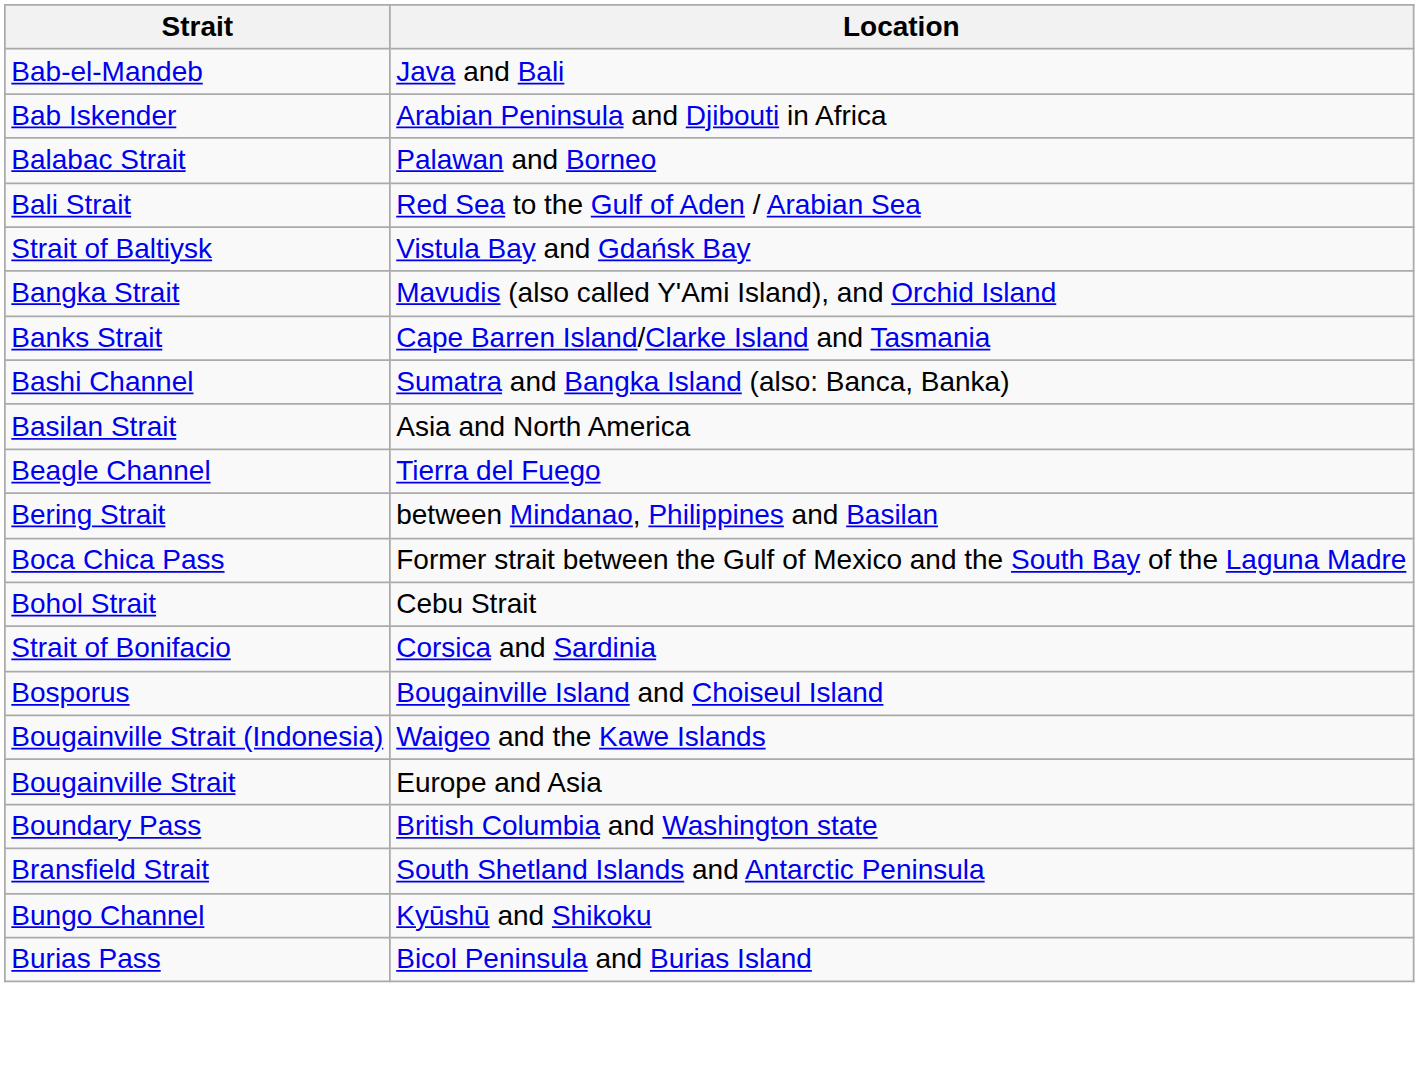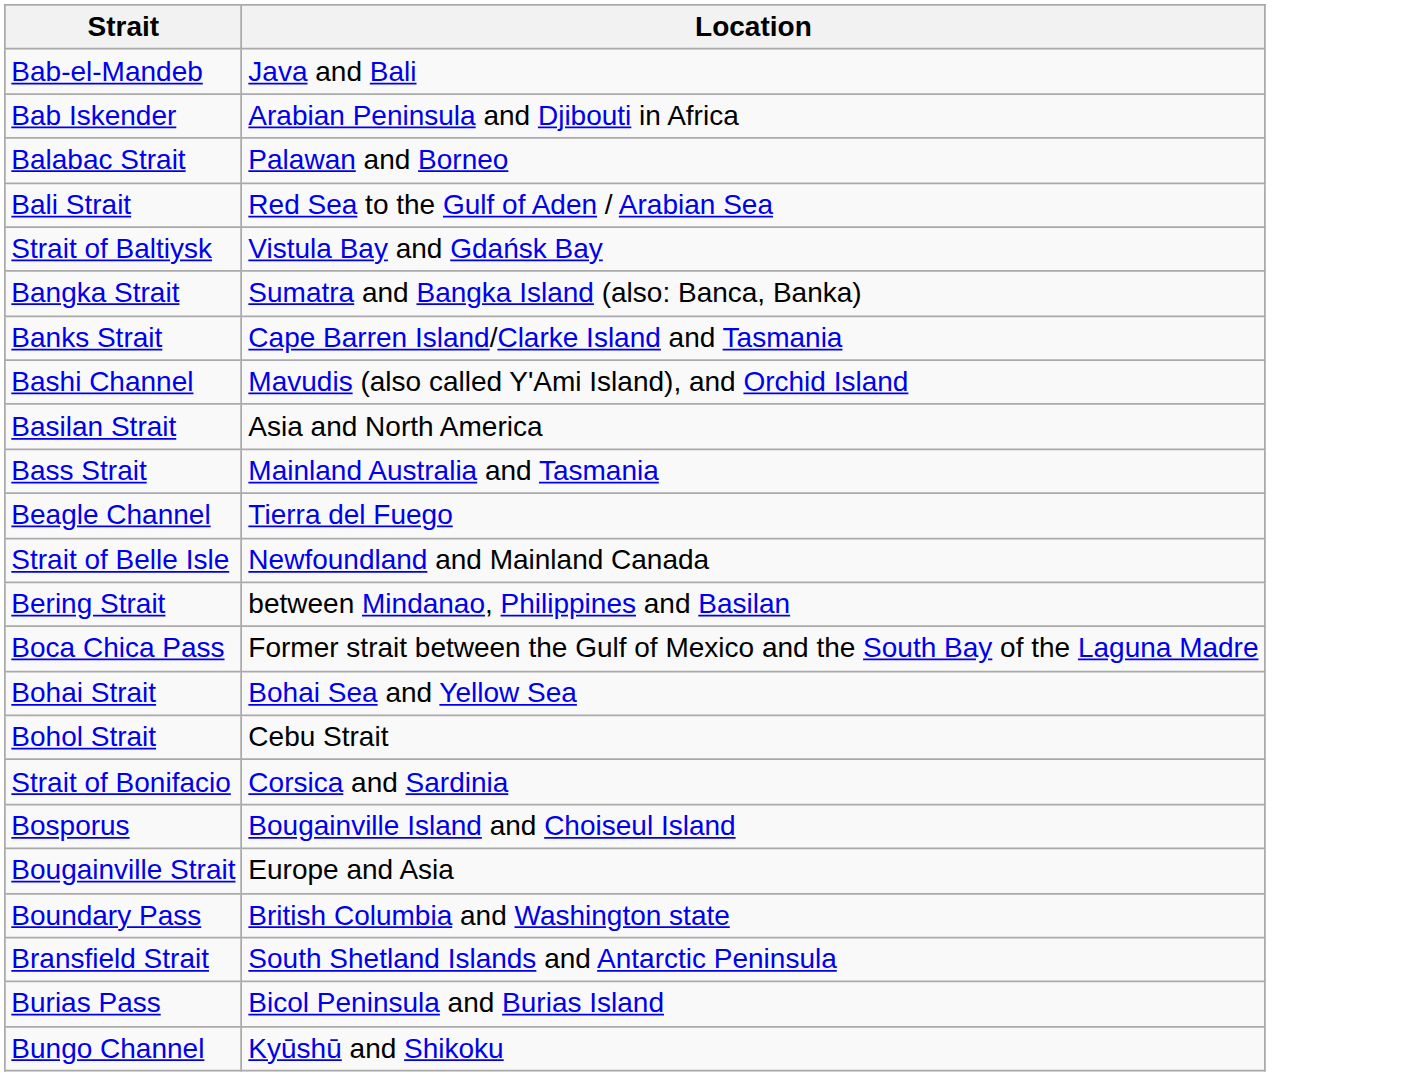(726, 293) Mavudis (also called Y'Ami Island), and Orchid Island -> (555, 293) Sumatra and Bangka Island (also: Banca, Banka)
(703, 381) Sumatra and Bangka Island (also: Banca, Banka) -> (578, 381) Mavudis (also called Y'Ami Island), and Orchid Island
+ row: (79, 470)
+ row: (120, 559)
+ row: (84, 692)
- row: (197, 737)
rows swapped: (108, 914) <-> (86, 959)
